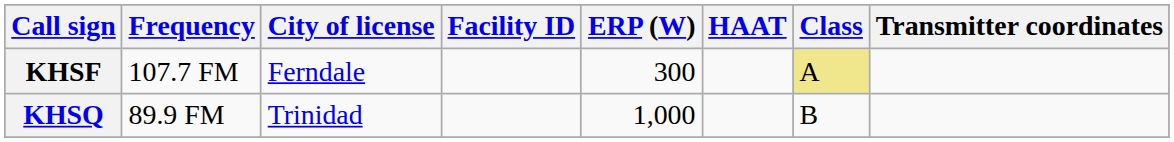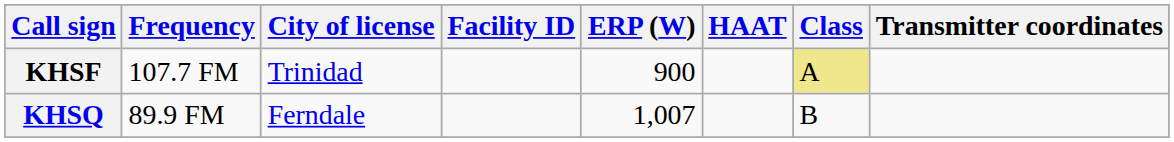(316, 70) Ferndale -> (315, 70) Trinidad
(675, 70) 300 -> (675, 70) 900
(315, 114) Trinidad -> (316, 114) Ferndale
(664, 114) 1,000 -> (664, 114) 1,007
